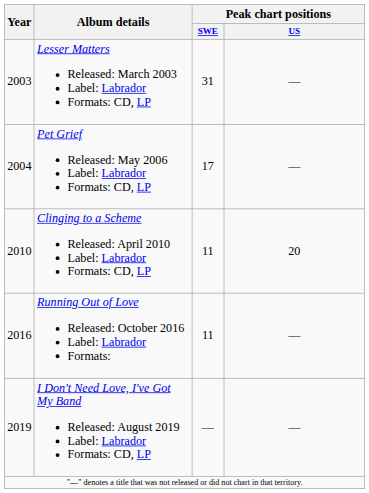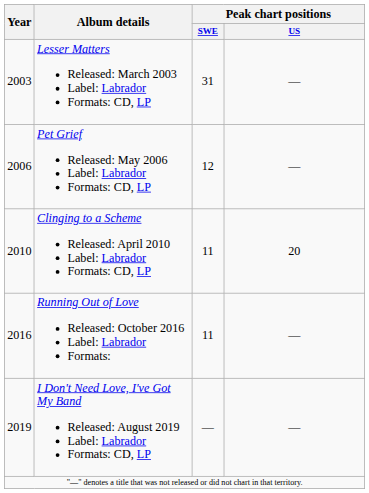(19, 166) 2004 -> (19, 166) 2006
(208, 166) 17 -> (208, 166) 12
